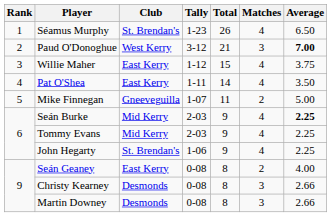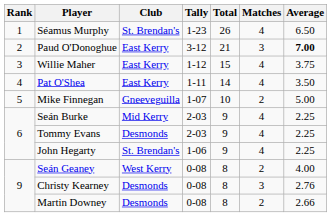(147, 47) West Kerry -> (145, 47) East Kerry
(225, 99) 11 -> (225, 99) 10
(305, 116) bold -> (305, 116) normal
(145, 133) Mid Kerry -> (145, 133) Desmonds
(145, 168) East Kerry -> (147, 168) West Kerry
(305, 185) 2.66 -> (305, 185) 2.76
(262, 202) 3 -> (262, 202) 2
